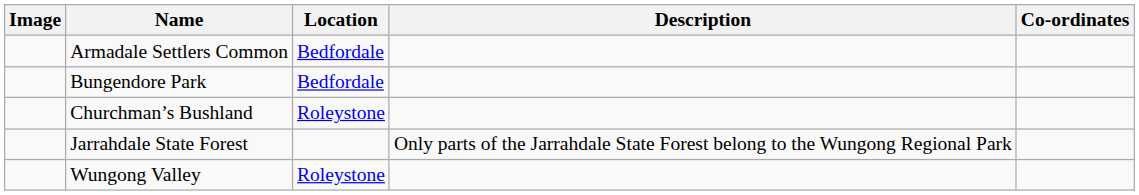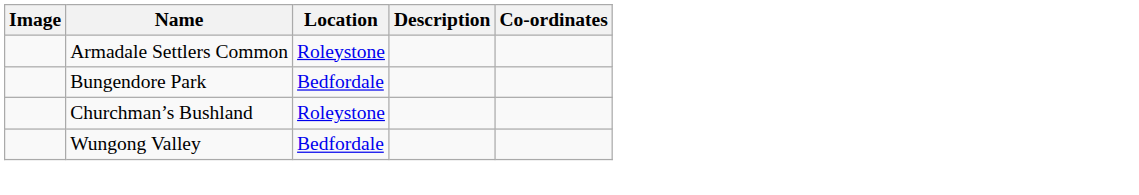(340, 50) Bedfordale -> (341, 50) Roleystone
- row: (159, 143)
(341, 174) Roleystone -> (340, 143) Bedfordale
